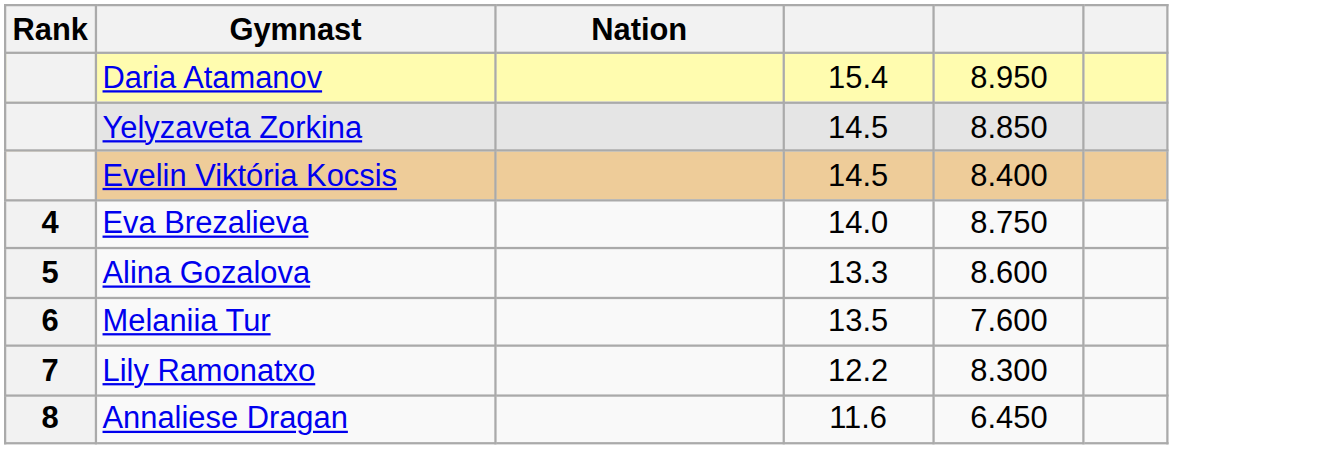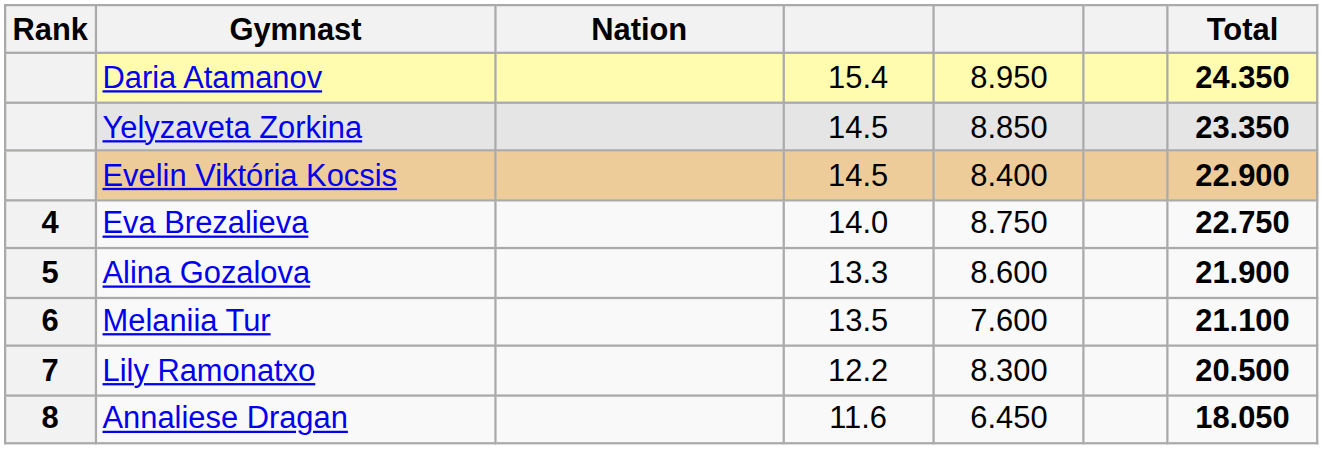+ column: (1242, 29)
